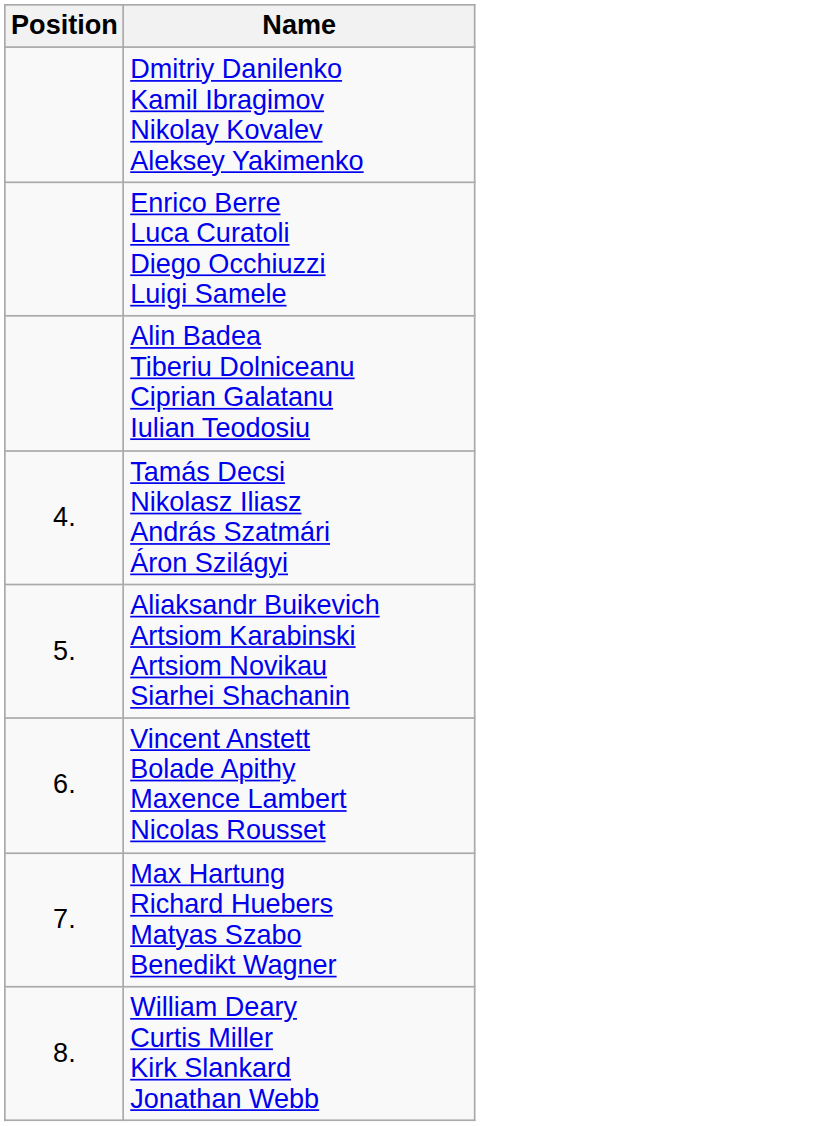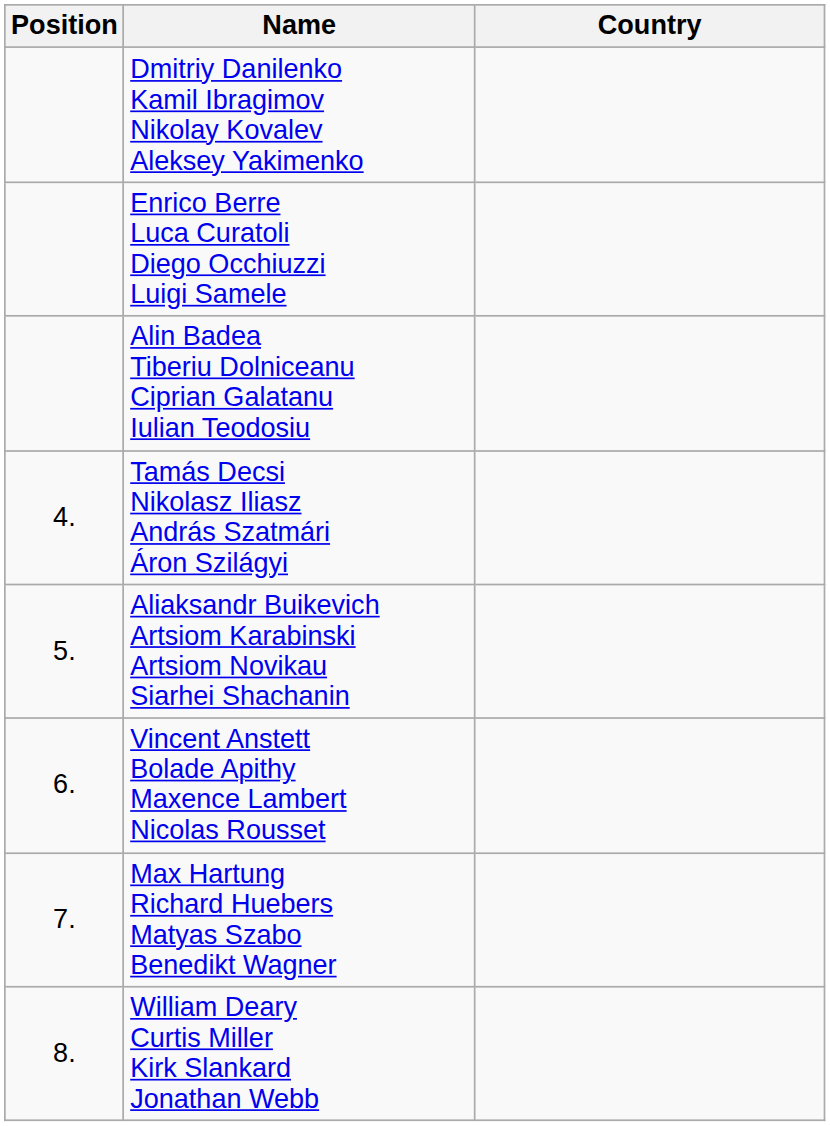+ column: (650, 25)
